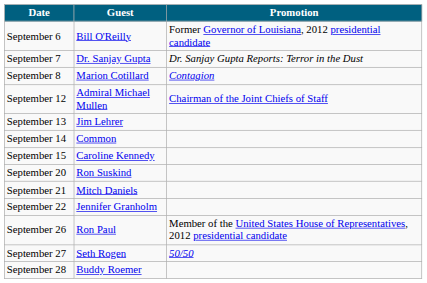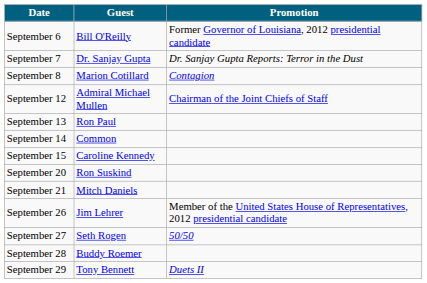(100, 122) Jim Lehrer -> (96, 122) Ron Paul
- row: (36, 207)
(96, 230) Ron Paul -> (100, 213) Jim Lehrer
+ row: (36, 270)
